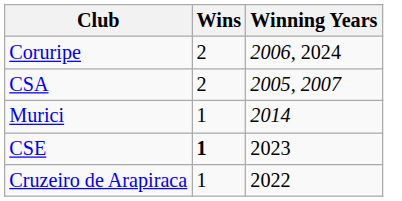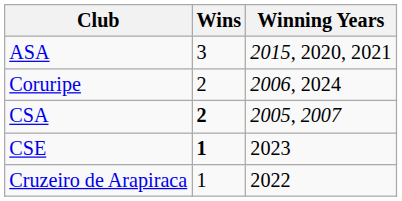+ row: (29, 52)
(202, 84) normal -> (202, 116) bold
- row: (37, 116)
